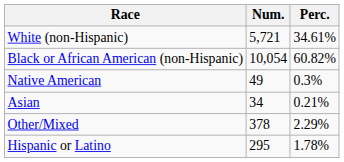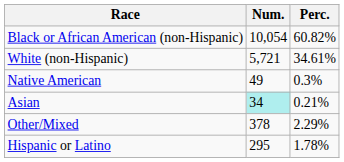rows swapped: (68, 37) <-> (125, 59)
(256, 102) no background -> (256, 102) paleturquoise background
